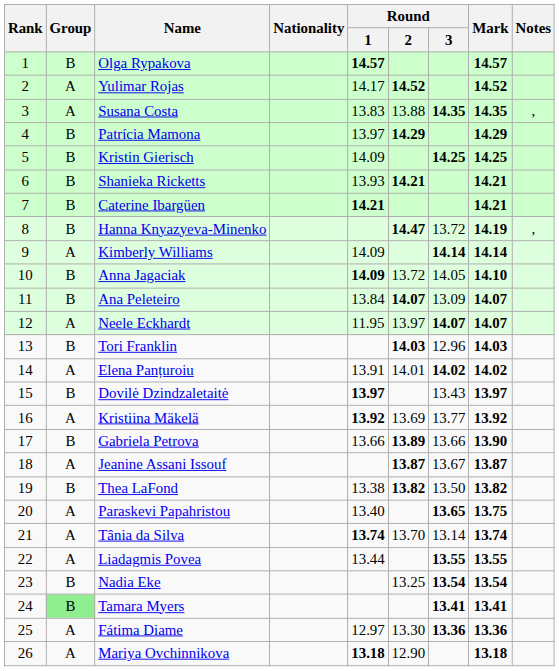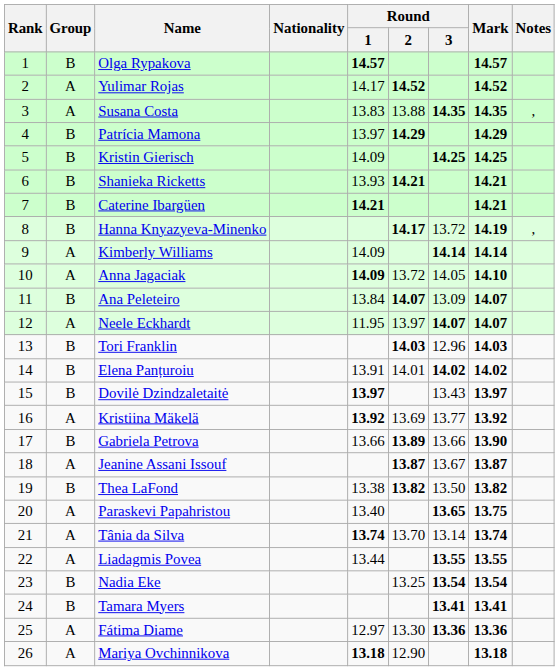(408, 228) 14.47 -> (408, 228) 14.17
(70, 275) B -> (70, 275) A
(70, 370) A -> (70, 370) B
(70, 606) lightgreen background -> (70, 606) no background
